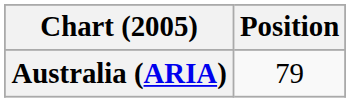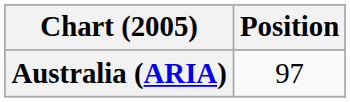(290, 73) 79 -> (290, 73) 97
